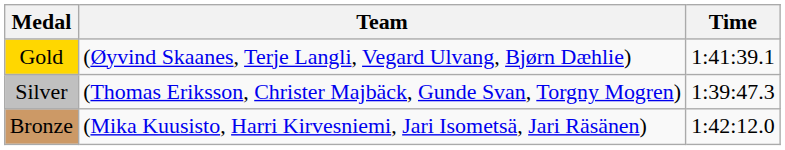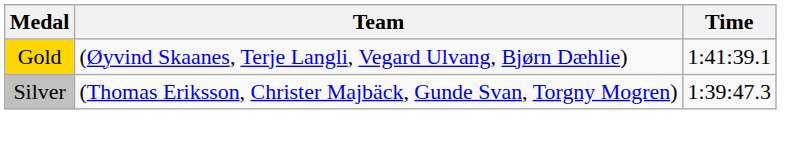- row: (41, 126)
